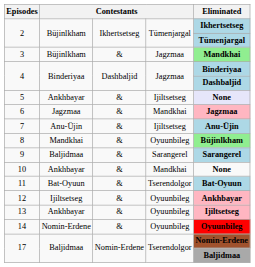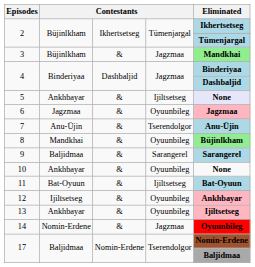(170, 112) Mandkhai -> (170, 112) Oyuunbileg
(170, 126) Ijiltsetseg -> (170, 126) Tserendolgor
(170, 169) Mandkhai -> (170, 169) Oyuunbileg
(170, 183) Tserendolgor -> (170, 183) Ijiltsetseg
(170, 226) Oyuunbileg -> (170, 226) Jagzmaa
